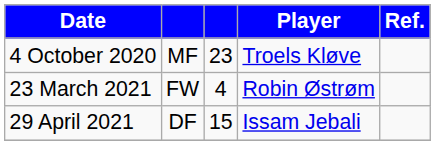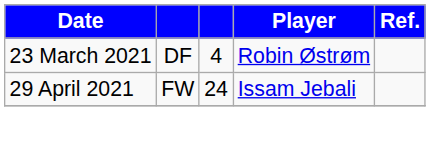- row: (83, 55)
(183, 88) FW -> (178, 55) DF
(183, 122) DF -> (178, 88) FW
(221, 122) 15 -> (216, 88) 24
